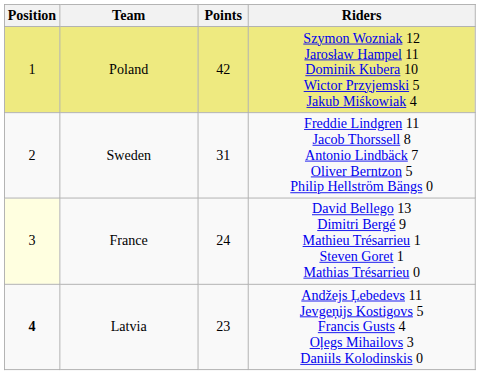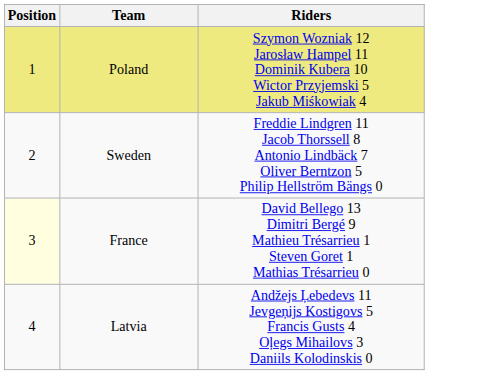- column: (223, 15)
(32, 326) bold -> (32, 326) normal
